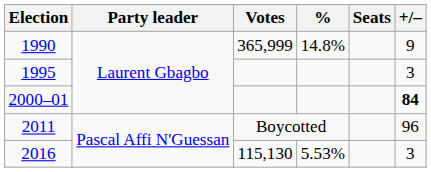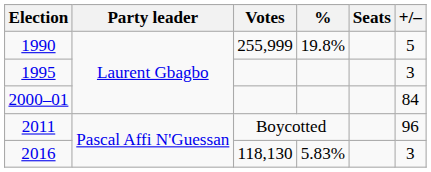(265, 45) 365,999 -> (265, 45) 255,999
(323, 45) 14.8% -> (323, 45) 19.8%
(410, 45) 9 -> (410, 45) 5
(410, 99) bold -> (410, 99) normal
(265, 153) 115,130 -> (265, 153) 118,130
(323, 153) 5.53% -> (323, 153) 5.83%
